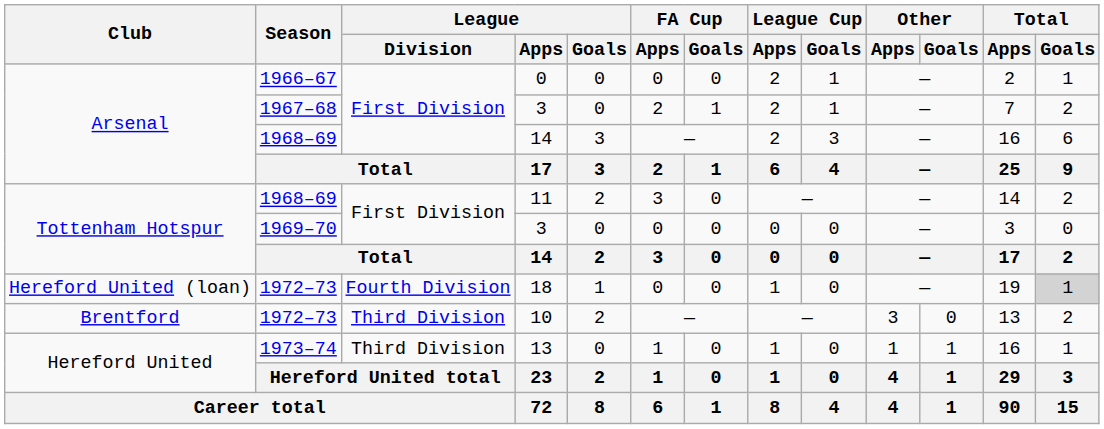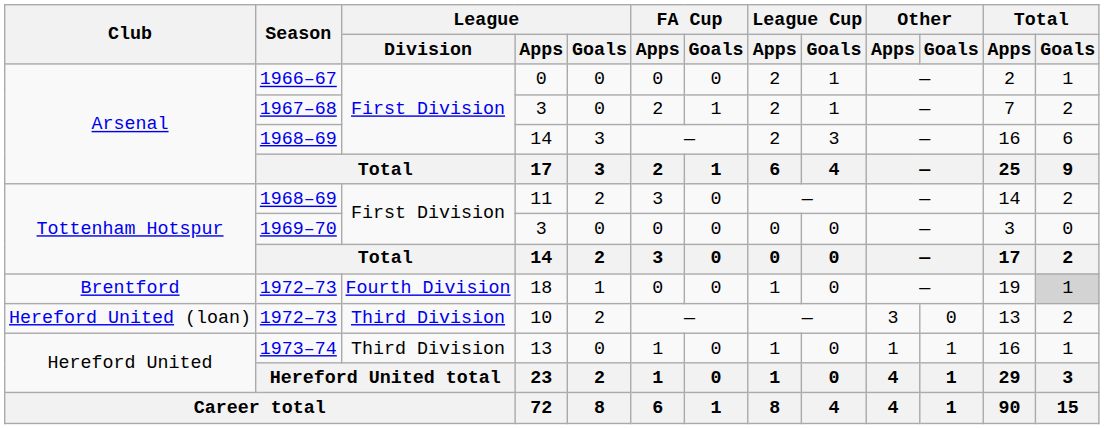(130, 289) Hereford United (loan) -> (130, 289) Brentford
(130, 318) Brentford -> (130, 318) Hereford United (loan)
